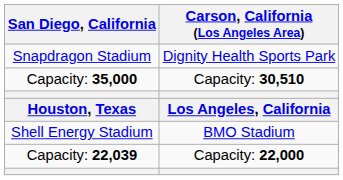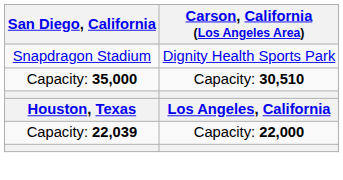- row: (82, 132)
